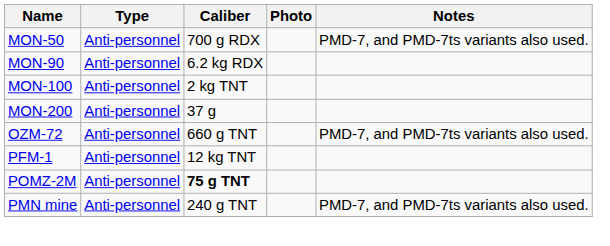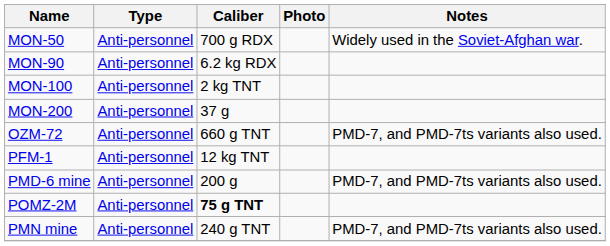(454, 39) PMD-7, and PMD-7ts variants also used. -> (458, 39) Widely used in the Soviet-Afghan war.
+ row: (49, 181)
